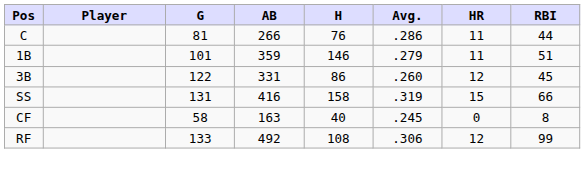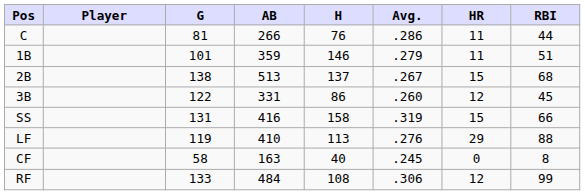+ row: (24, 76)
+ row: (24, 138)
(269, 138) 492 -> (269, 179) 484
